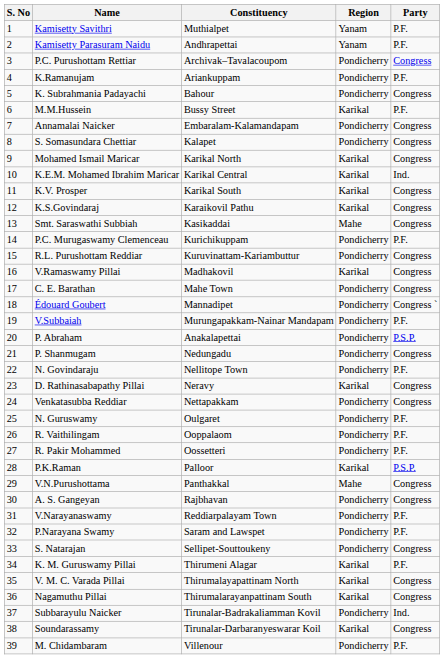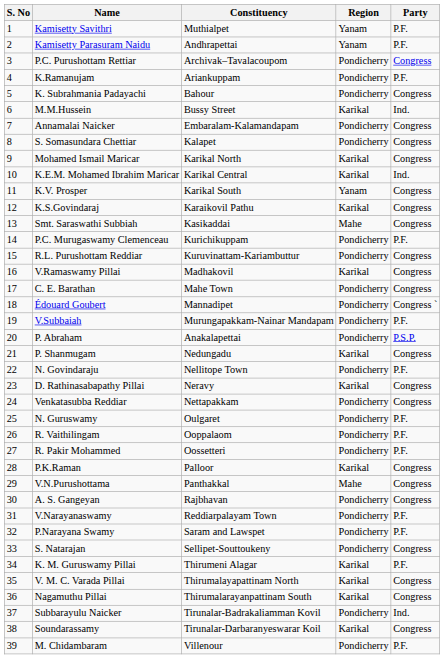(401, 110) P.F. -> (401, 110) Ind.
(354, 191) Karikal -> (353, 191) Yanam
(364, 353) Pondicherry -> (354, 353) Karikal
(404, 467) P.S.P. -> (412, 467) Congress
